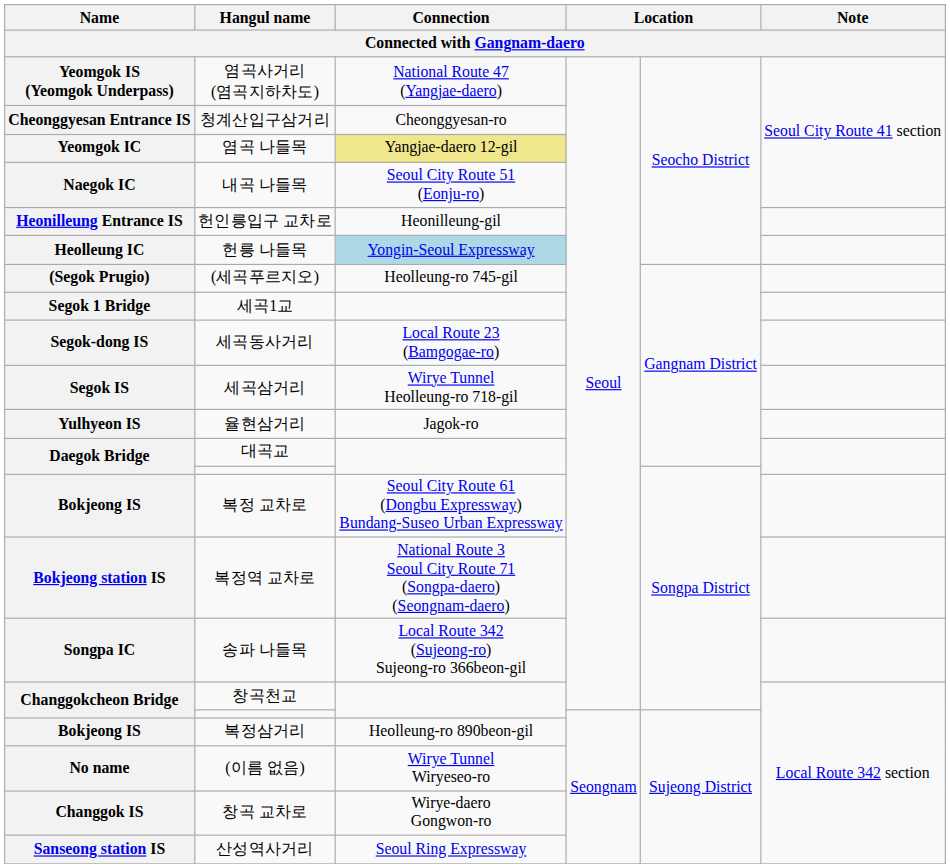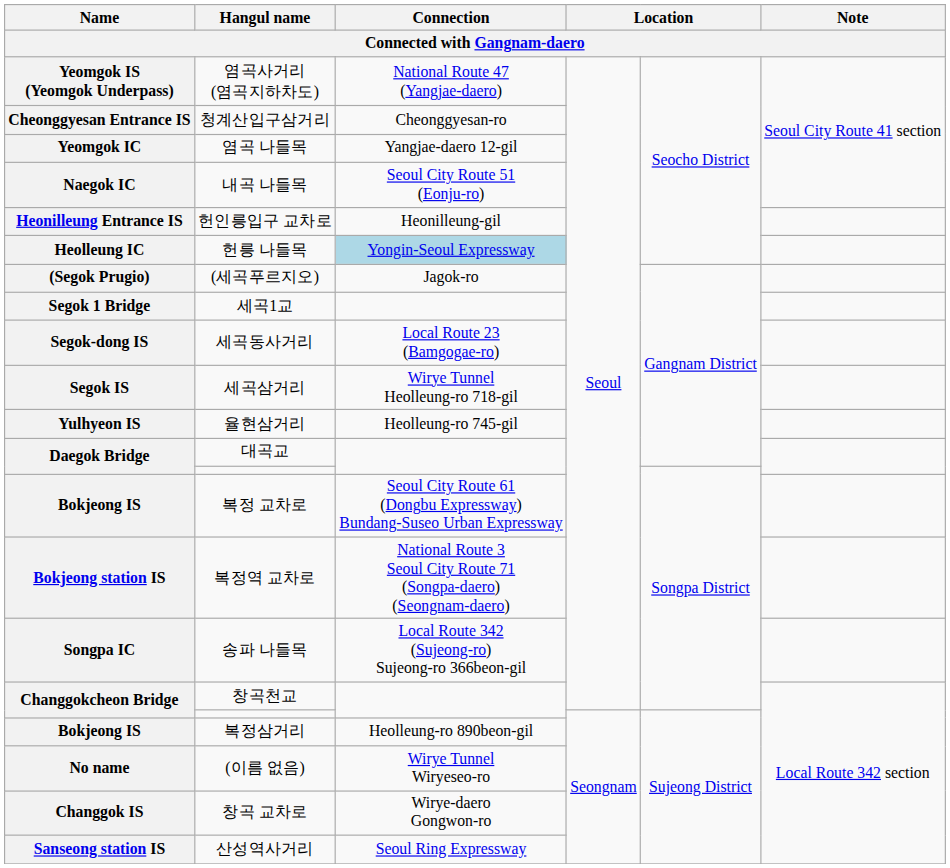(451, 147) khaki background -> (451, 147) no background
(451, 277) Heolleung-ro 745-gil -> (451, 277) Jagok-ro
(451, 423) Jagok-ro -> (451, 423) Heolleung-ro 745-gil
